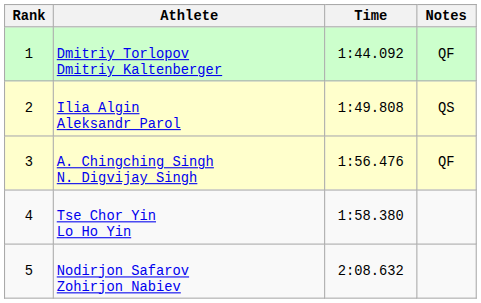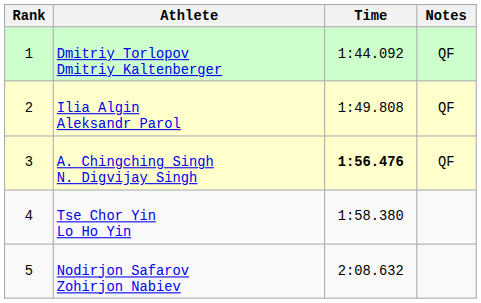(446, 108) QS -> (446, 108) QF
(371, 163) normal -> (371, 163) bold
